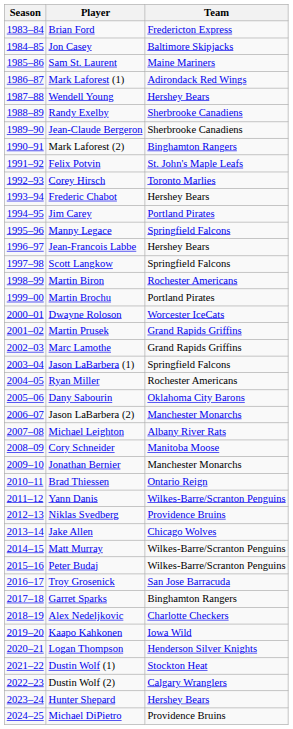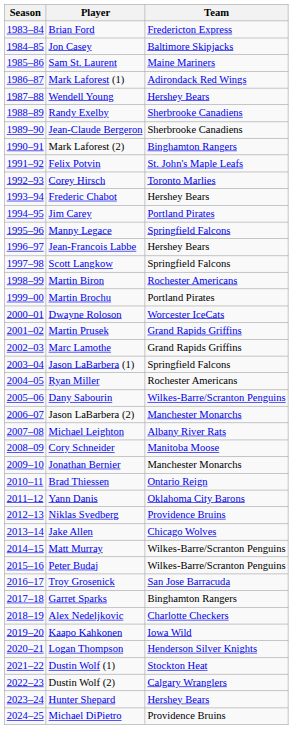(196, 398) Oklahoma City Barons -> (217, 398) Wilkes-Barre/Scranton Penguins
(217, 498) Wilkes-Barre/Scranton Penguins -> (196, 498) Oklahoma City Barons
